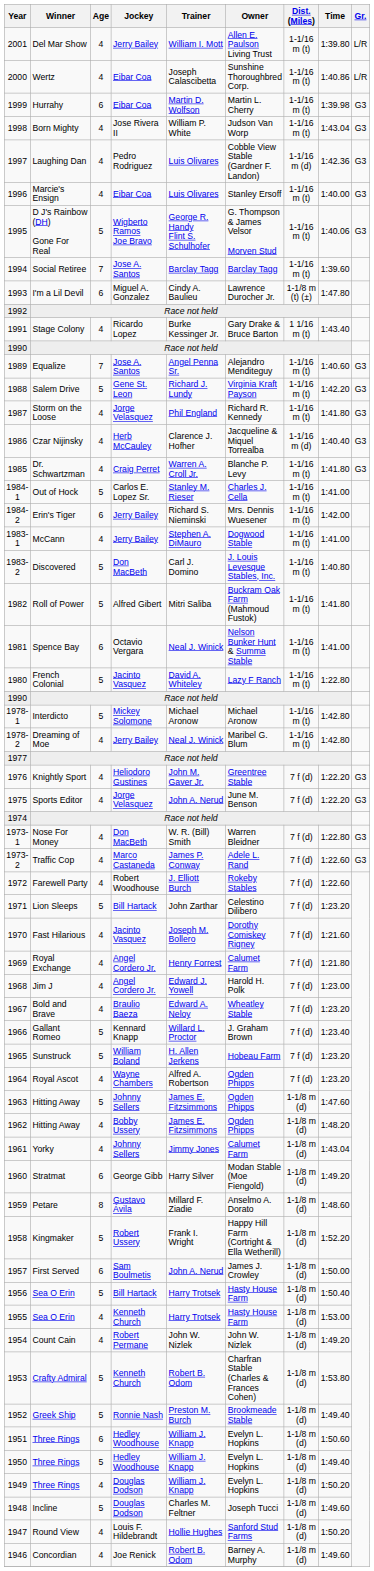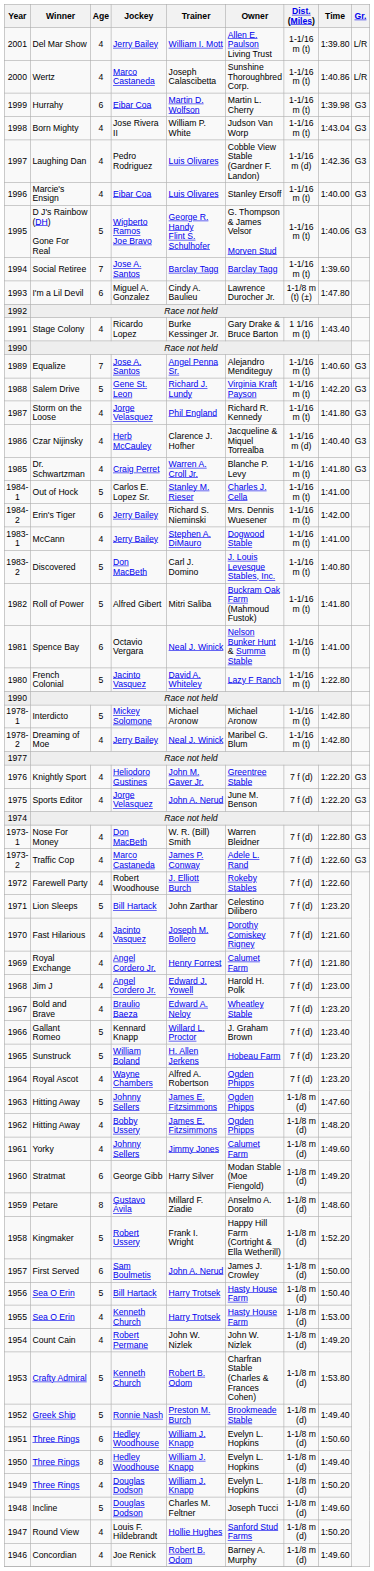(132, 77) Eibar Coa -> (134, 77) Marco Castaneda
(335, 1149) 1:43.04 -> (335, 1149) 1:49.60
(101, 1462) 5 -> (101, 1462) 8
